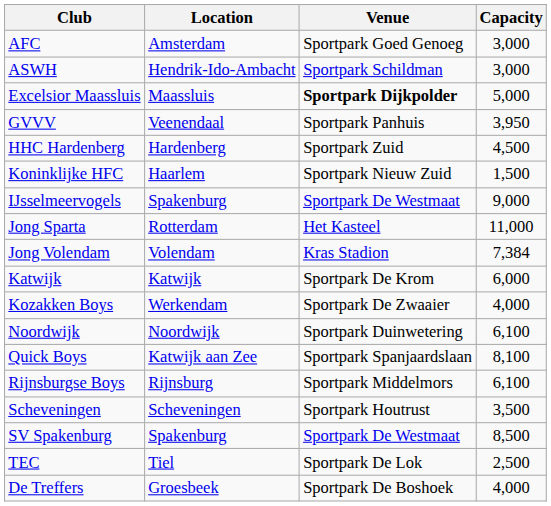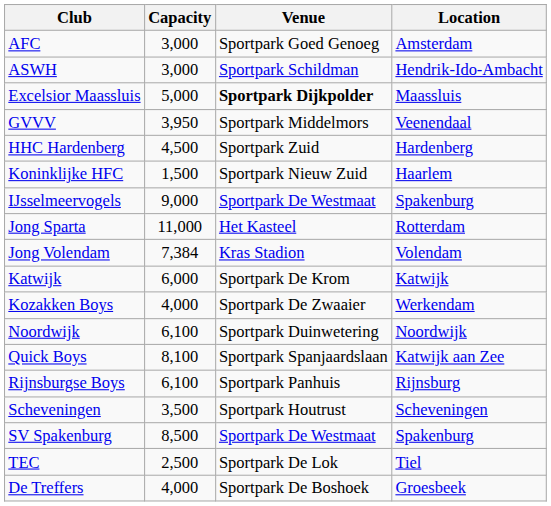columns swapped: (222, 17) <-> (511, 17)
(364, 122) Sportpark Panhuis -> (294, 122) Sportpark Middelmors
(378, 383) Sportpark Middelmors -> (280, 383) Sportpark Panhuis
